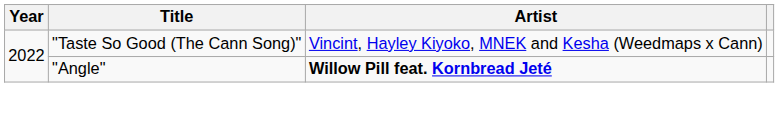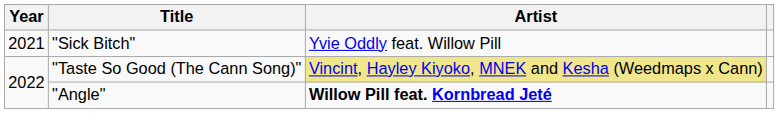+ row: (94, 43)
(536, 43) no background -> (536, 69) khaki background
